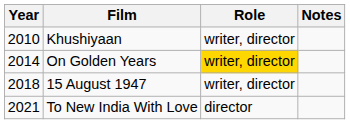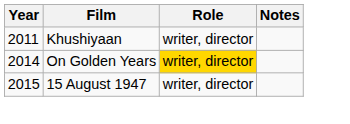(24, 38) 2010 -> (23, 38) 2011
(24, 84) 2018 -> (24, 84) 2015
- row: (122, 107)
